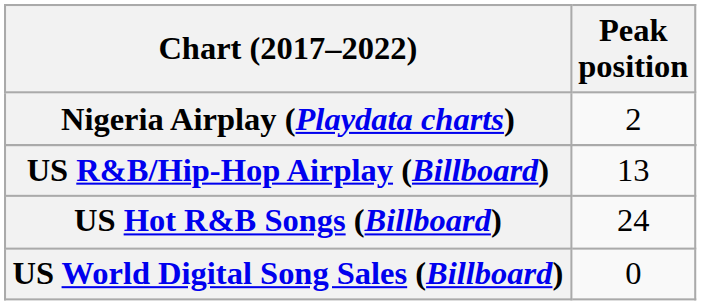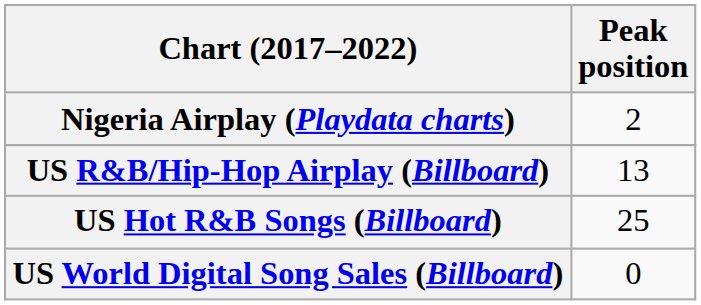(633, 221) 24 -> (633, 221) 25
